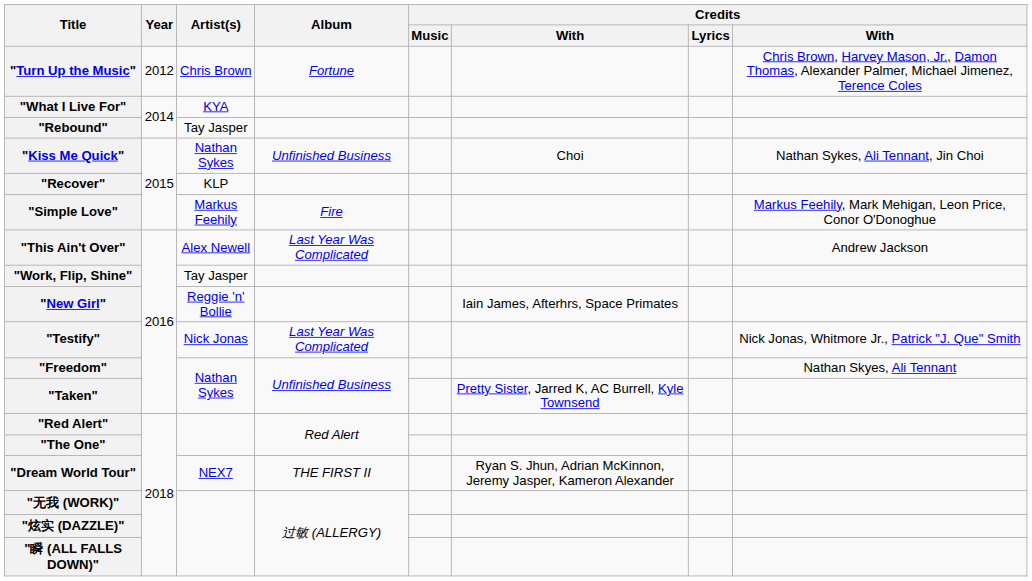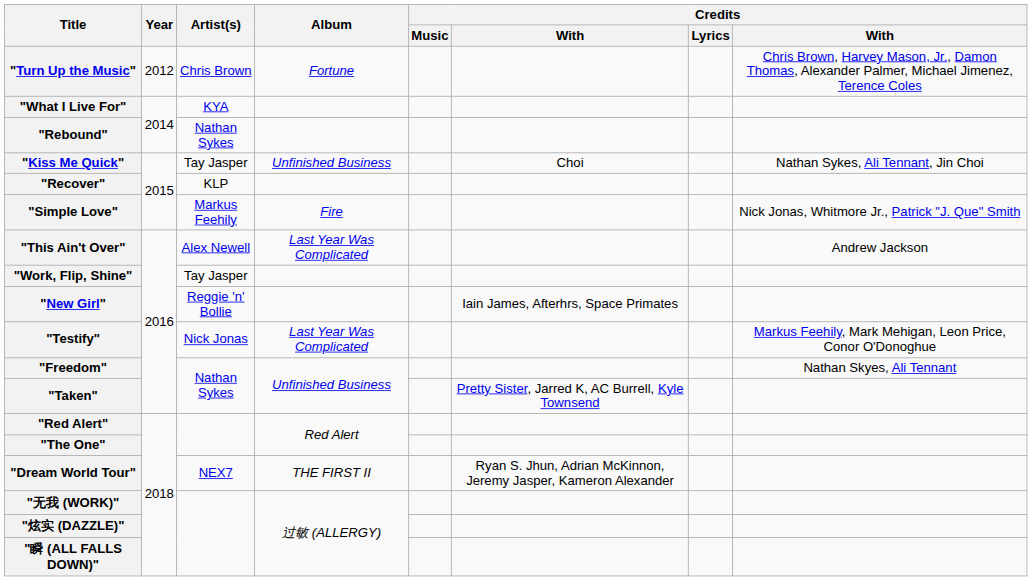(216, 127) Tay Jasper -> (216, 135) Nathan Sykes
(216, 155) Nathan Sykes -> (216, 163) Tay Jasper
(880, 212) Markus Feehily, Mark Mehigan, Leon Price, Conor O'Donoghue -> (880, 212) Nick Jonas, Whitmore Jr., Patrick "J. Que" Smith
(880, 339) Nick Jonas, Whitmore Jr., Patrick "J. Que" Smith -> (880, 339) Markus Feehily, Mark Mehigan, Leon Price, Conor O'Donoghue
